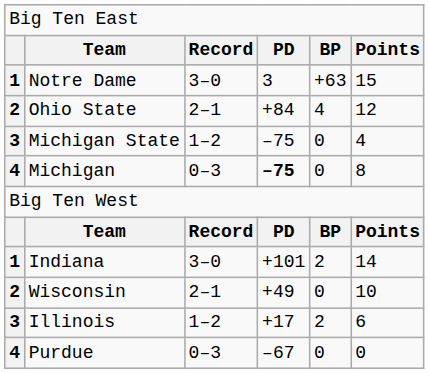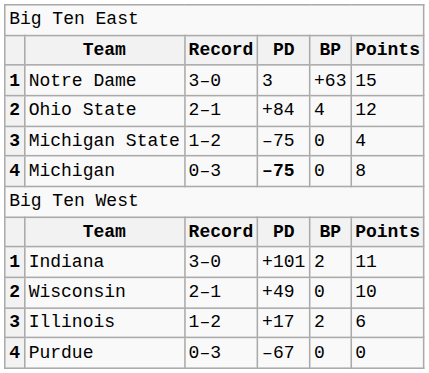(366, 262) 14 -> (366, 262) 11
